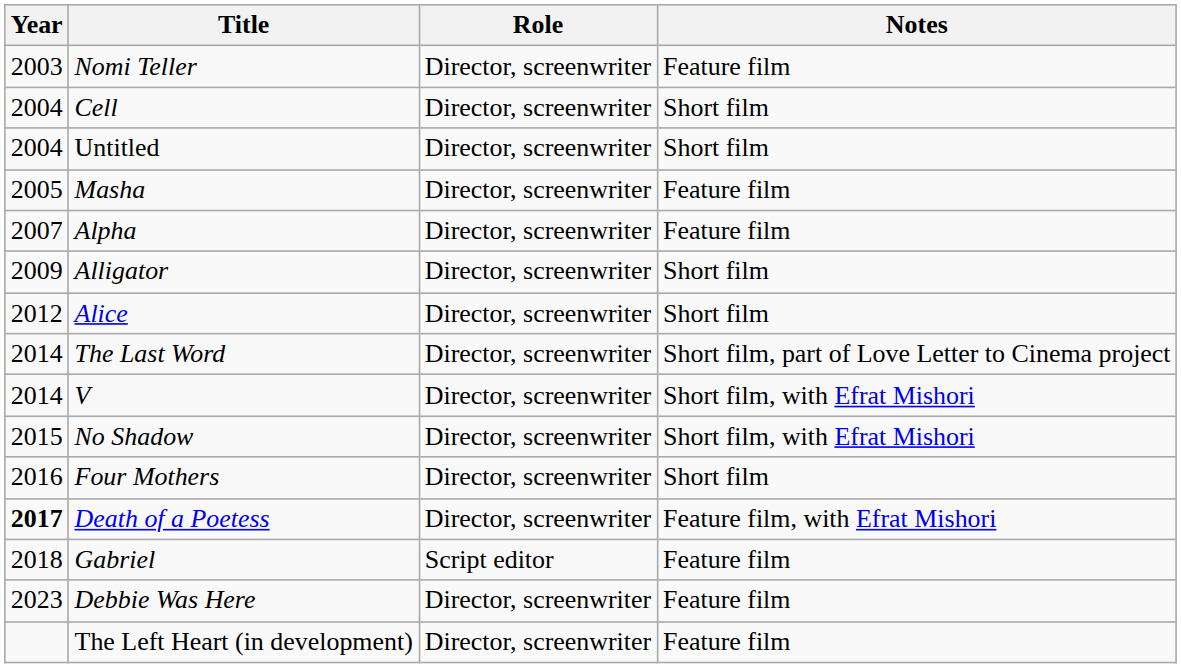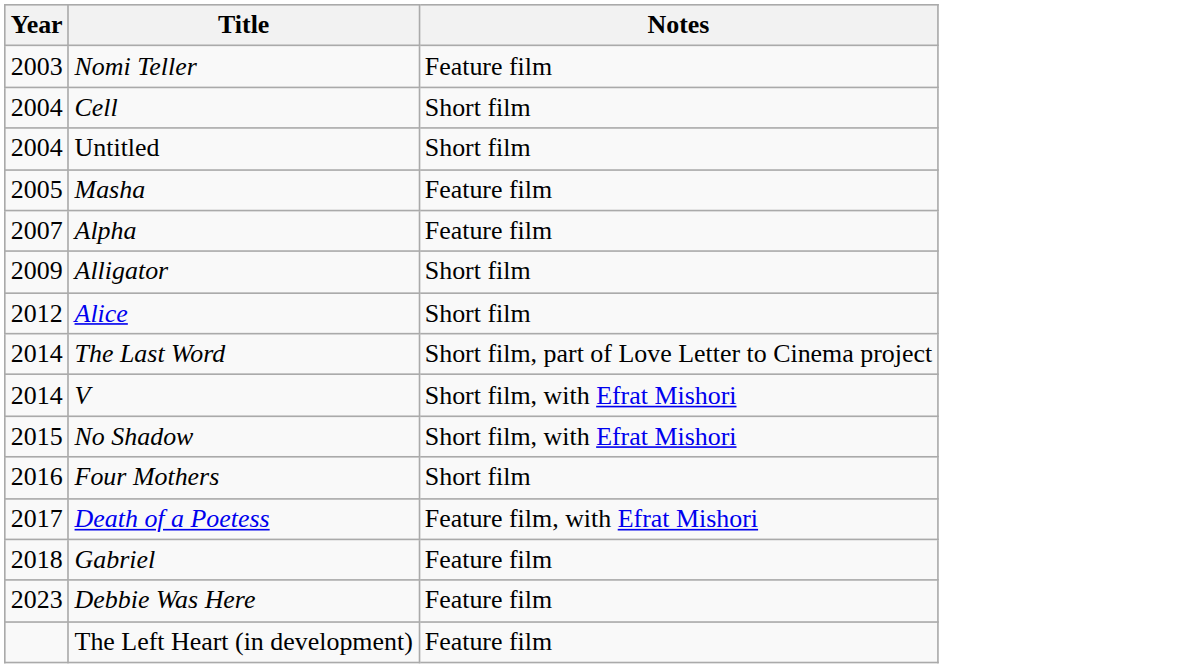- column: (538, 25)
(37, 518) bold -> (37, 518) normal
